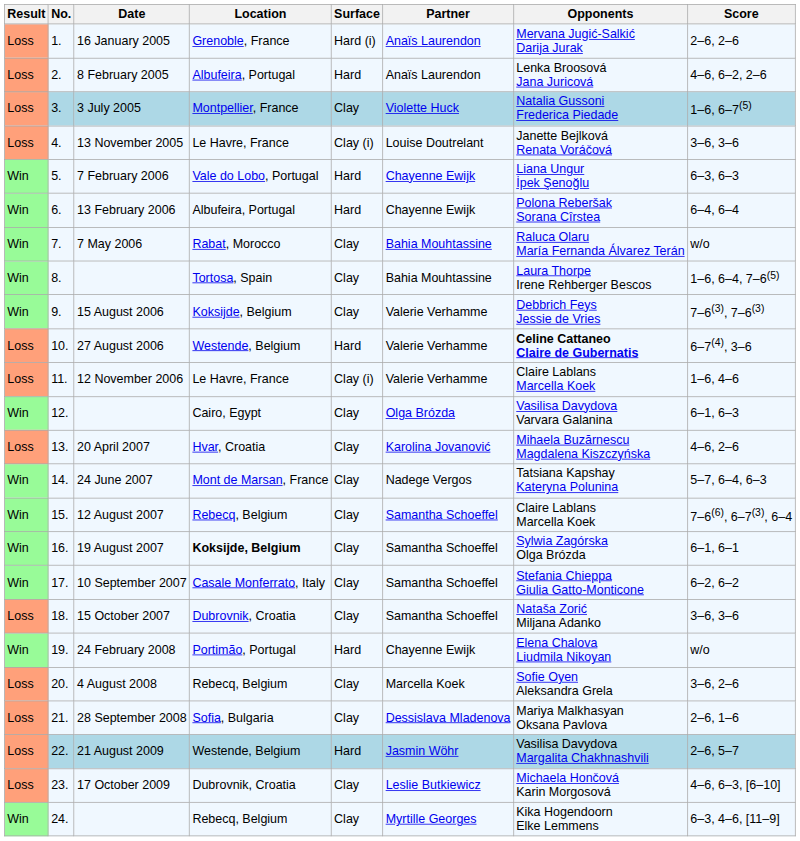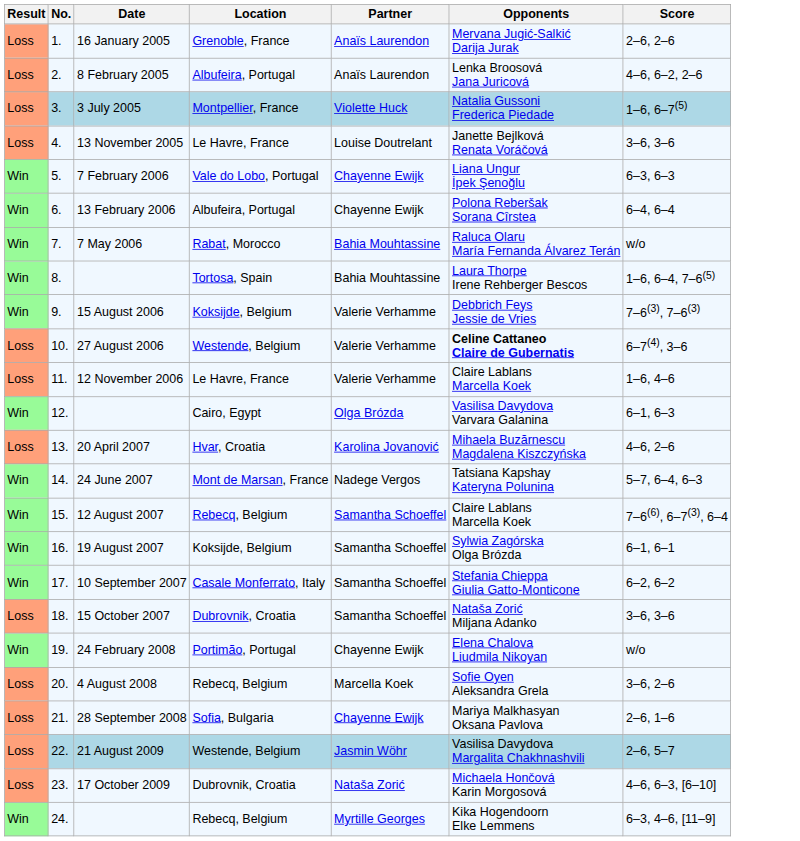- column: (357, 14)
(247, 548) bold -> (242, 548) normal
(448, 717) Dessislava Mladenova -> (379, 717) Chayenne Ewijk
(433, 785) Leslie Butkiewicz -> (369, 785) Nataša Zorić
